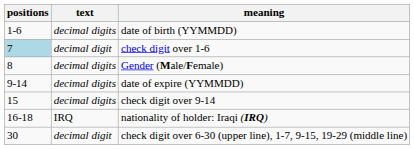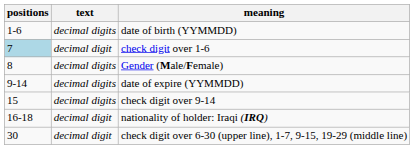(63, 118) IRQ -> (83, 118) decimal digit
